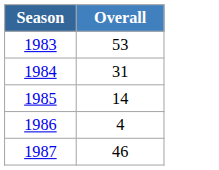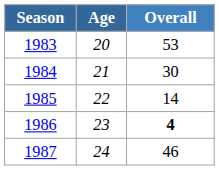+ column: (101, 18)
(120, 71) 31 -> (171, 71) 30
(120, 125) normal -> (171, 125) bold
